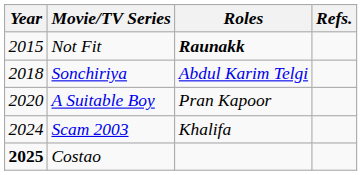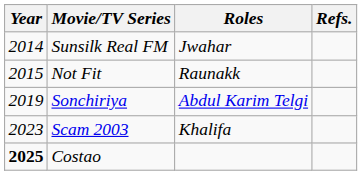+ row: (110, 45)
(212, 45) bold -> (209, 73) normal
(26, 73) 2018 -> (26, 101) 2019
- row: (103, 101)
(26, 128) 2024 -> (26, 128) 2023
